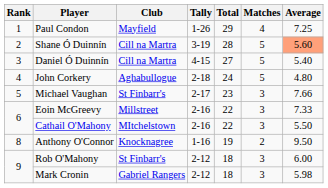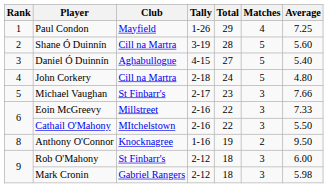(303, 45) lightsalmon background -> (303, 45) no background
(147, 61) Cill na Martra -> (147, 61) Aghabullogue
(147, 77) Aghabullogue -> (147, 77) Cill na Martra
